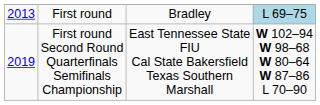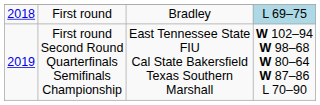(21, 14) 2013 -> (21, 14) 2018
